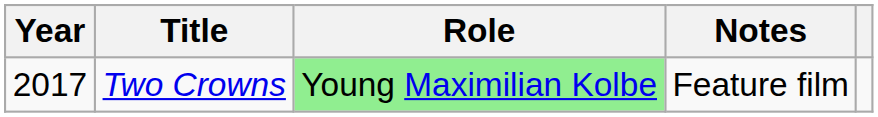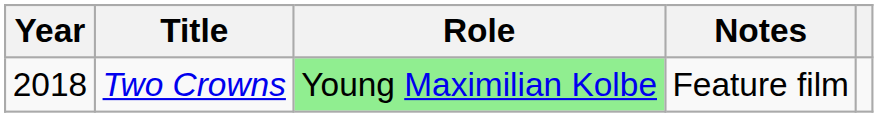(50, 84) 2017 -> (50, 84) 2018
